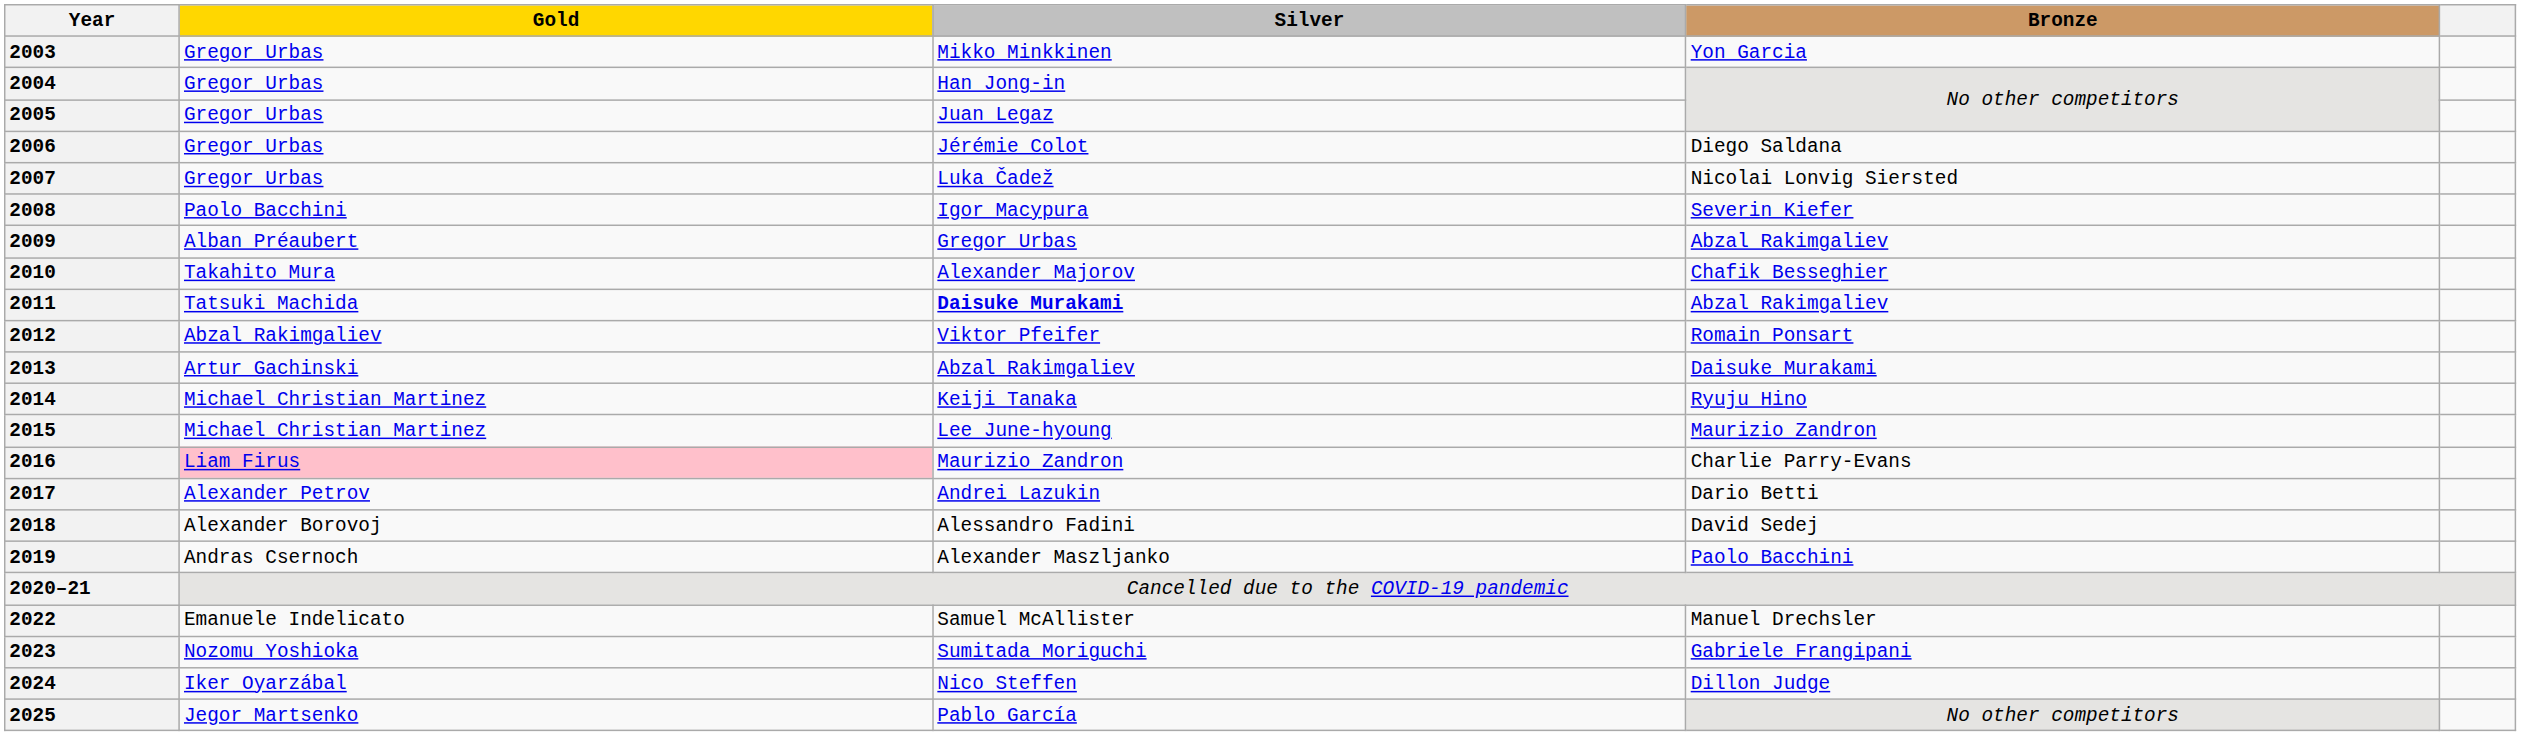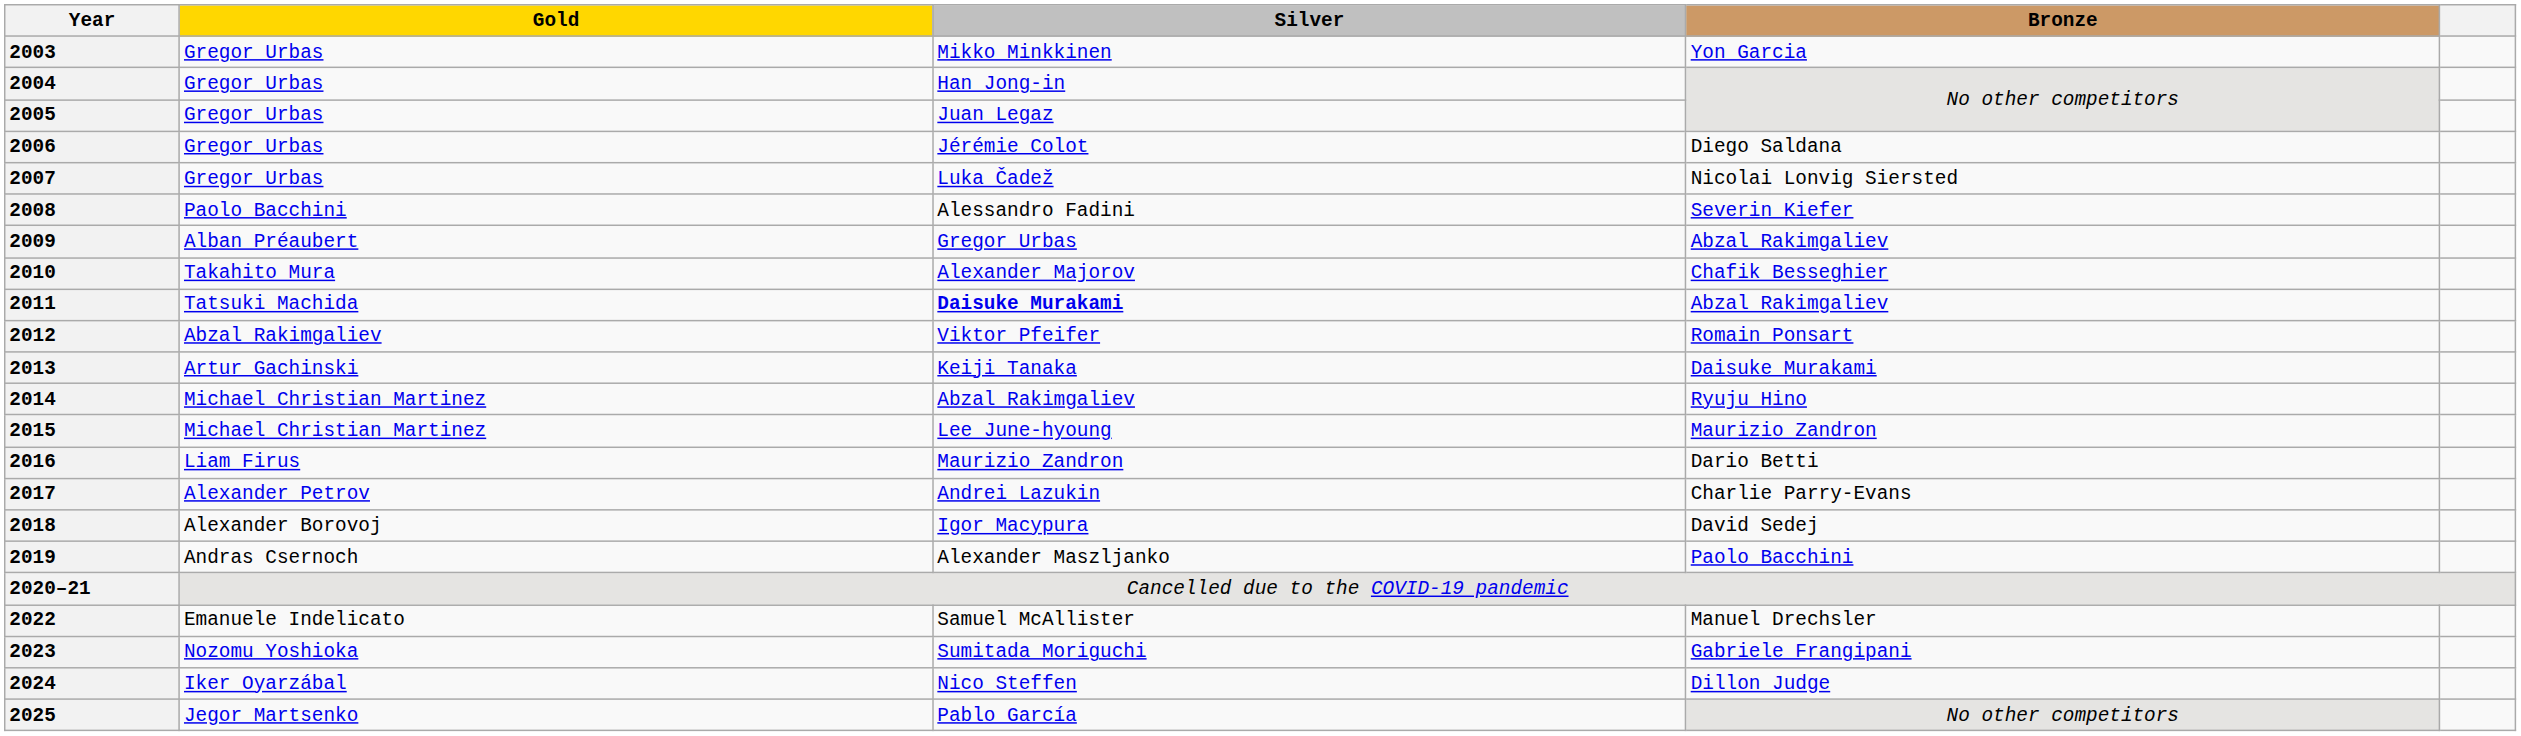(1013, 210) Igor Macypura -> (1036, 210) Alessandro Fadini
(1036, 368) Abzal Rakimgaliev -> (1007, 368) Keiji Tanaka
(1007, 399) Keiji Tanaka -> (1036, 399) Abzal Rakimgaliev
(242, 463) pink background -> (242, 463) no background
(1801, 463) Charlie Parry-Evans -> (1755, 463) Dario Betti
(1755, 494) Dario Betti -> (1801, 494) Charlie Parry-Evans
(1036, 526) Alessandro Fadini -> (1013, 526) Igor Macypura
